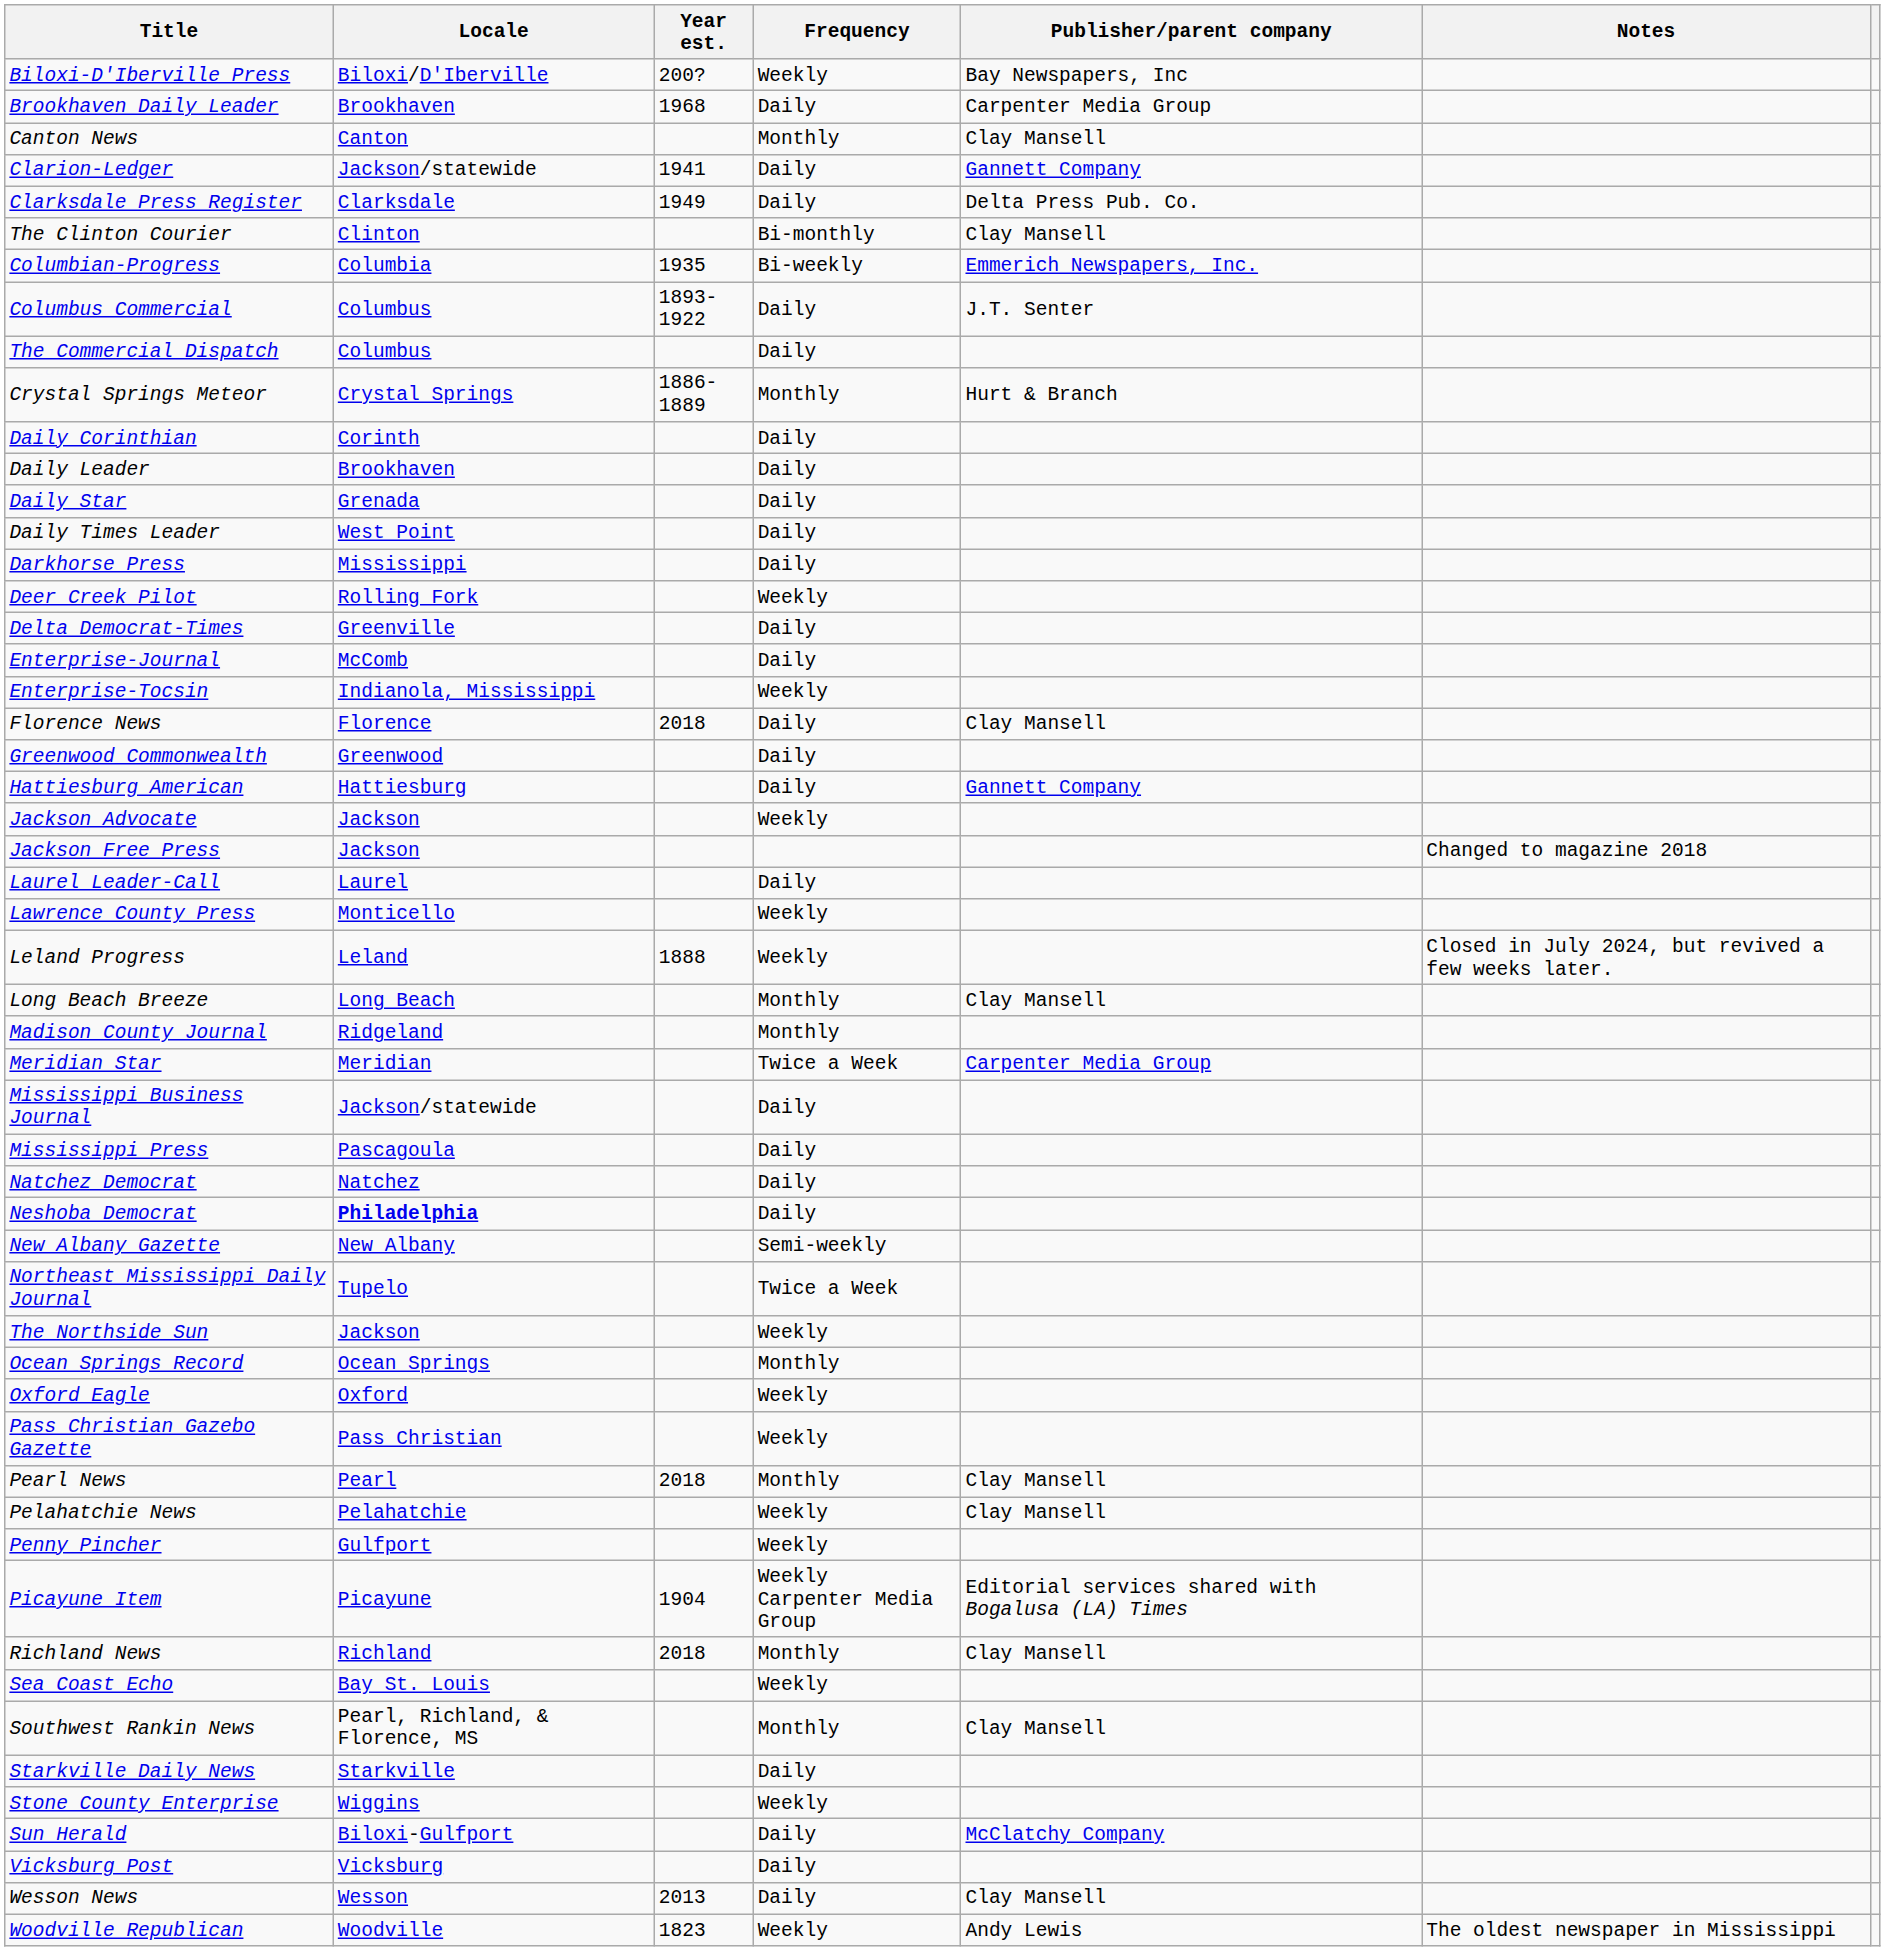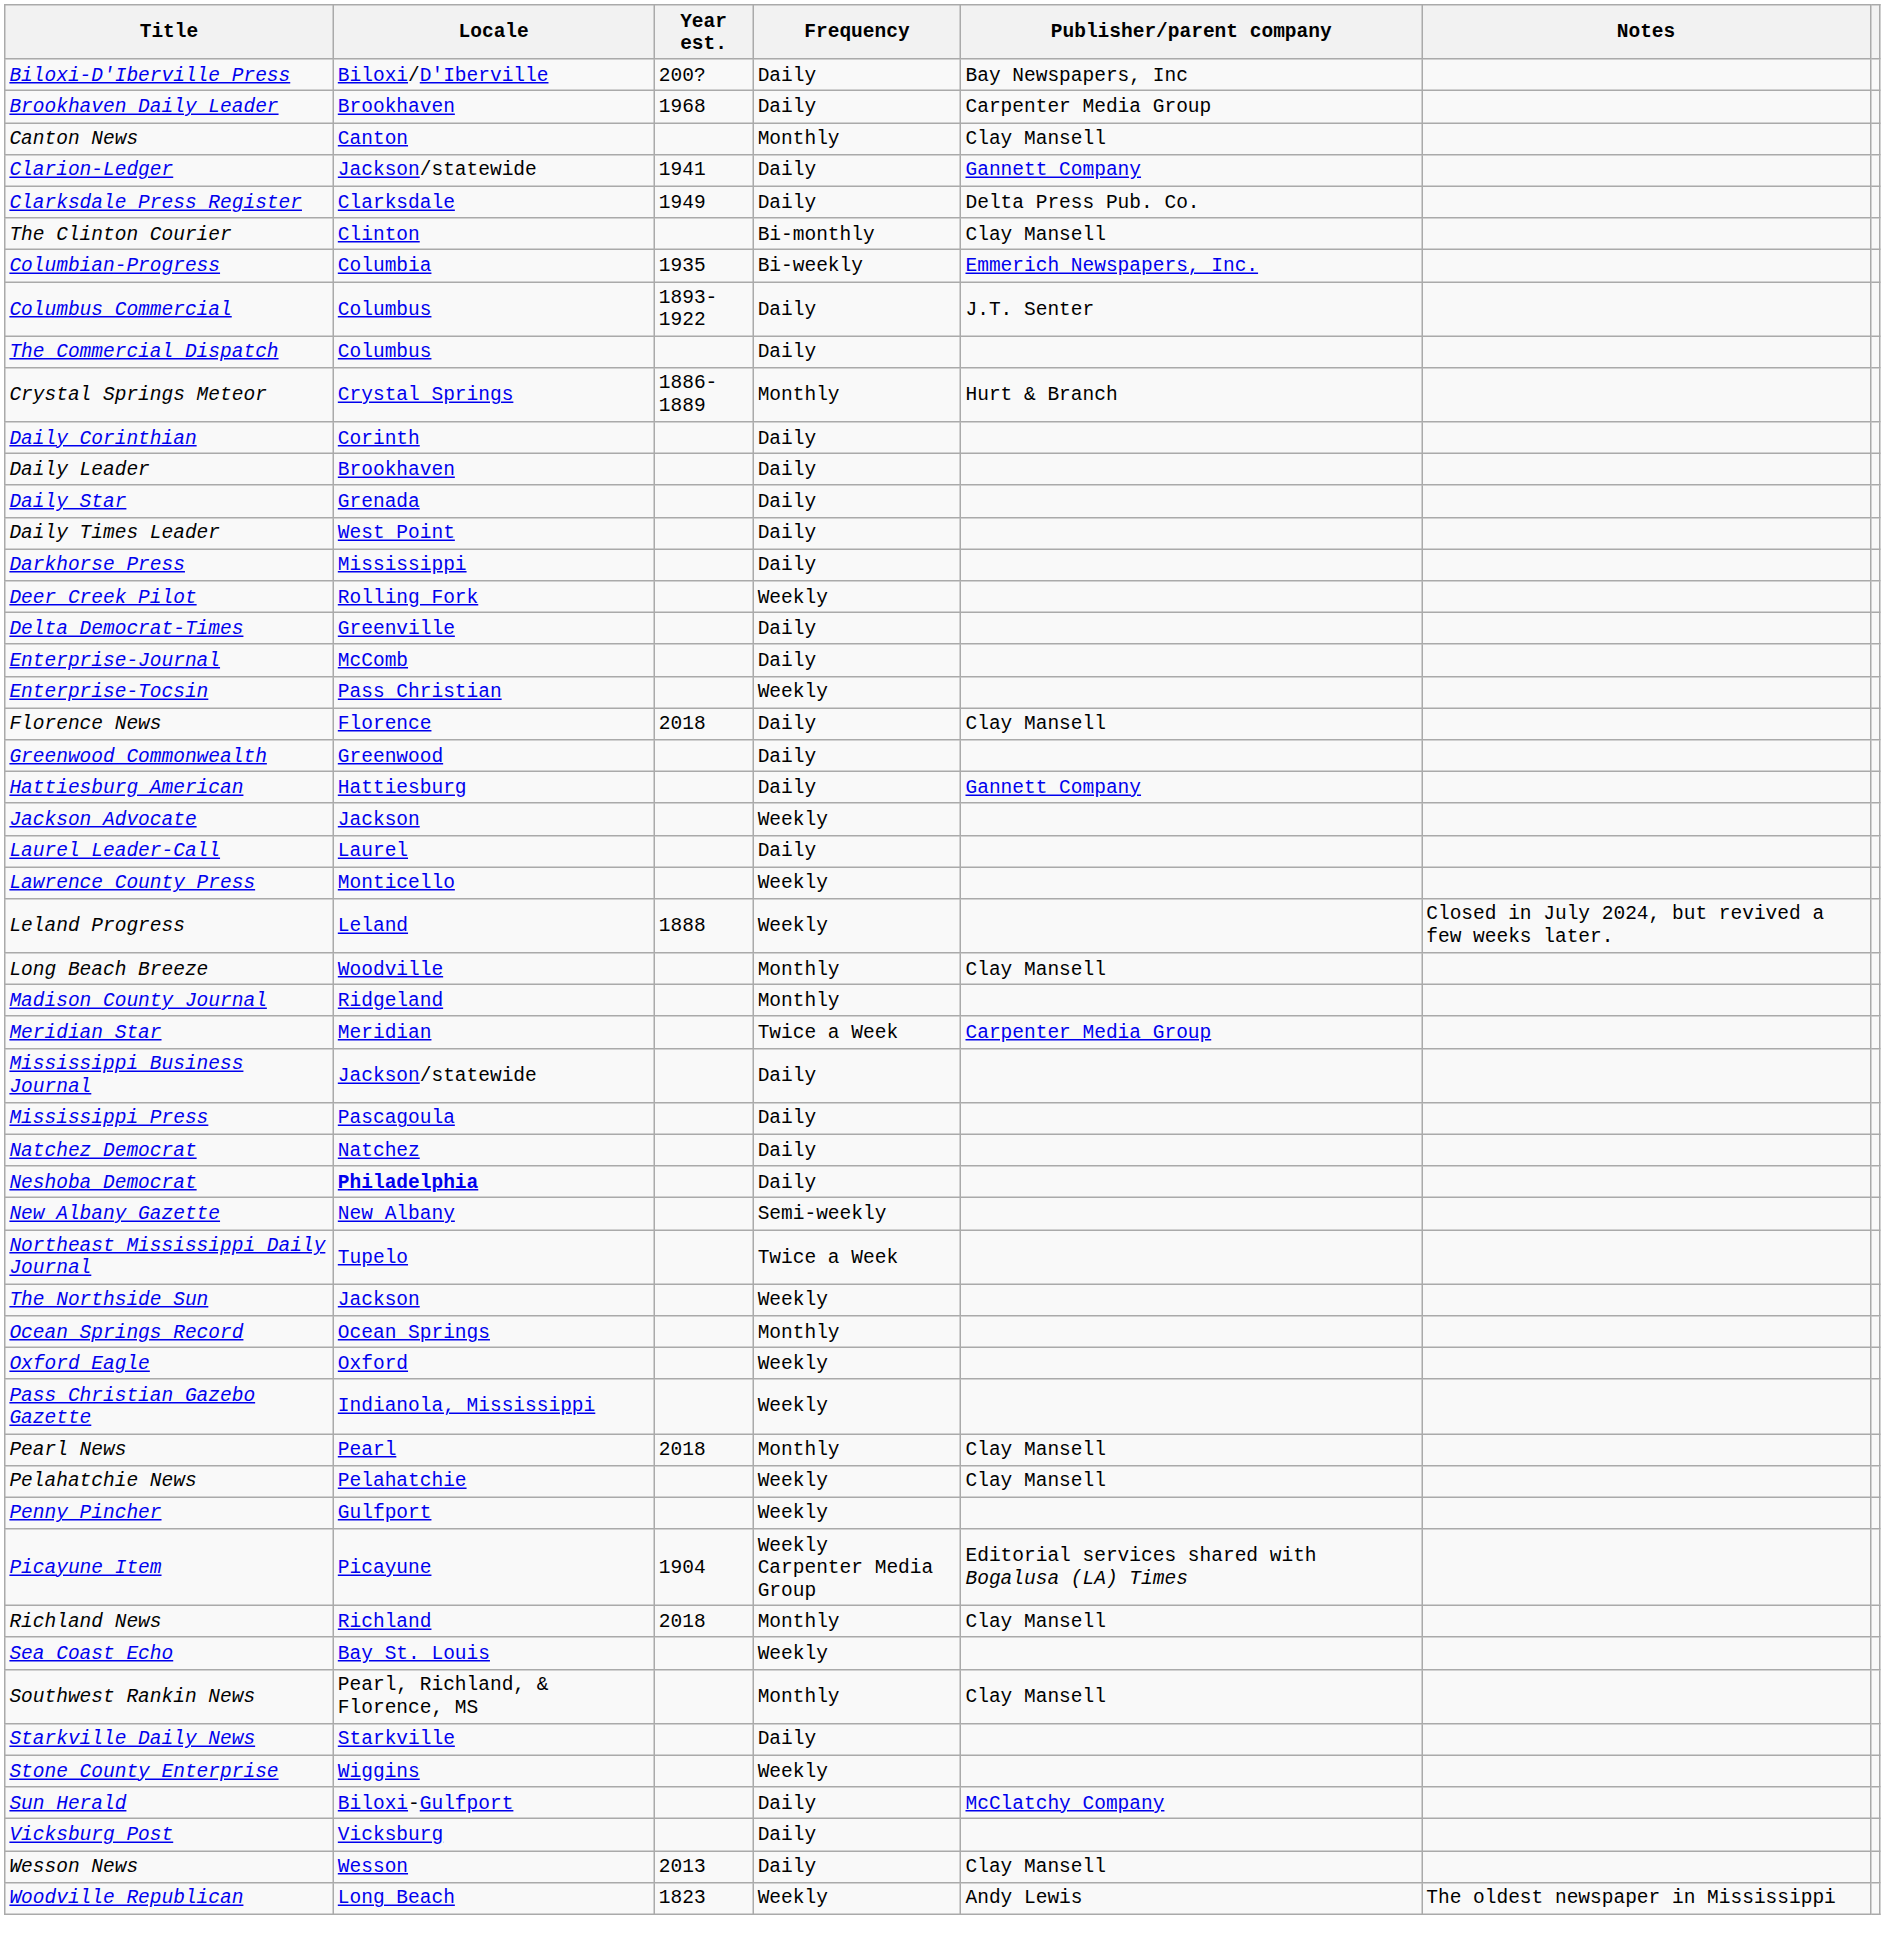(793, 75) Weekly -> (787, 75) Daily
(467, 692) Indianola, Mississippi -> (420, 692) Pass Christian
- row: (115, 851)
(396, 1001) Long Beach -> (390, 969) Woodville
(420, 1438) Pass Christian -> (467, 1406) Indianola, Mississippi
(390, 1930) Woodville -> (396, 1898) Long Beach
